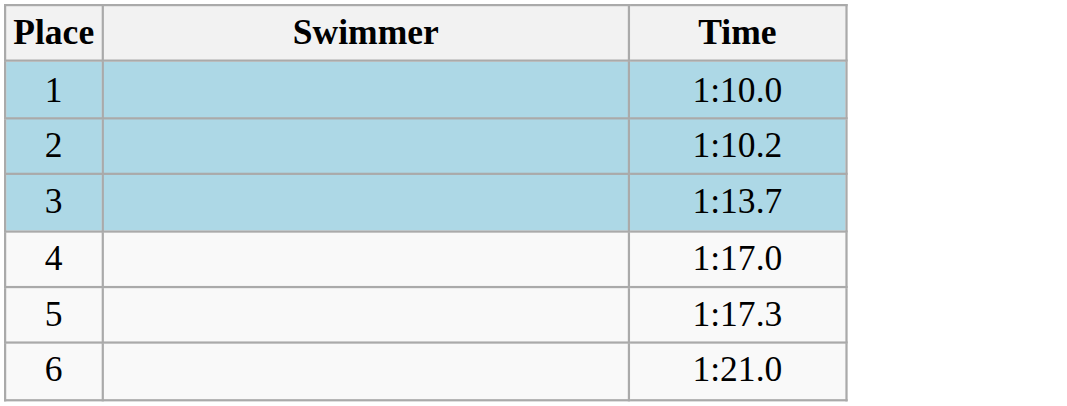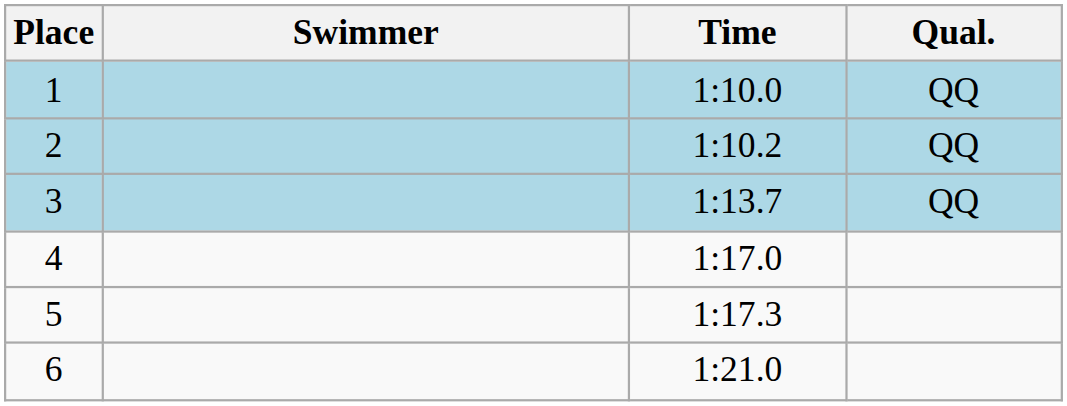+ column: (954, 32)
